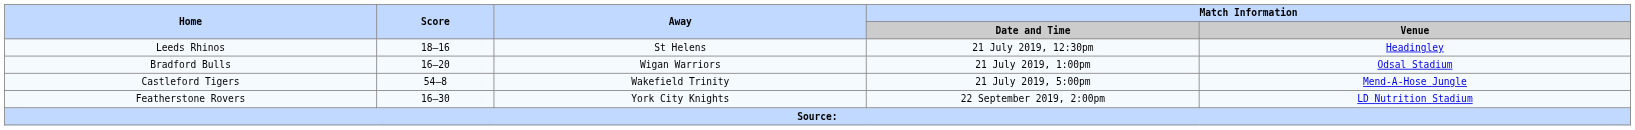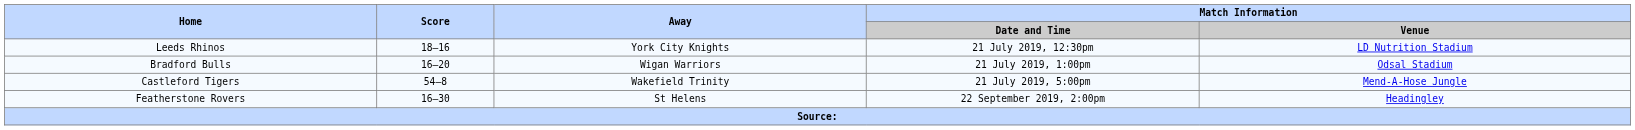(680, 47) St Helens -> (680, 47) York City Knights
(1415, 47) Headingley -> (1415, 47) LD Nutrition Stadium
(680, 99) York City Knights -> (680, 99) St Helens
(1415, 99) LD Nutrition Stadium -> (1415, 99) Headingley
